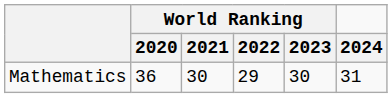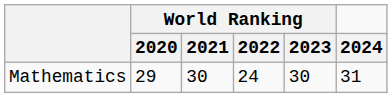(146, 77) 36 -> (146, 77) 29
(248, 77) 29 -> (248, 77) 24
